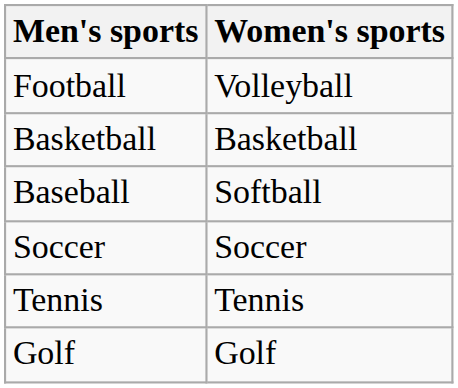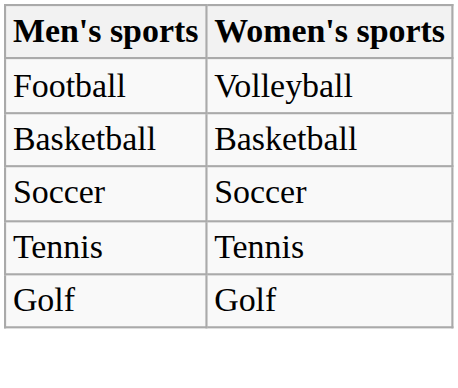- row: (71, 192)
